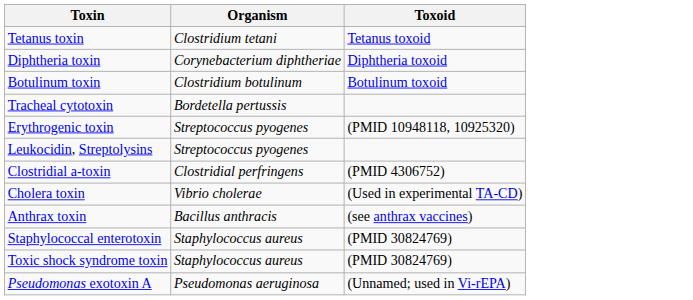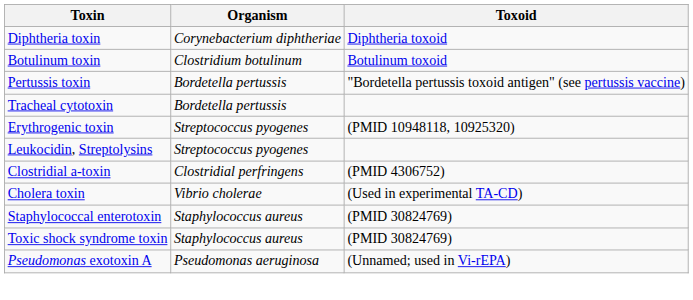- row: (46, 37)
+ row: (49, 82)
- row: (47, 216)
